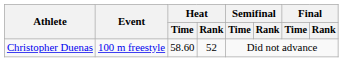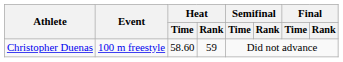(211, 48) 52 -> (211, 48) 59
